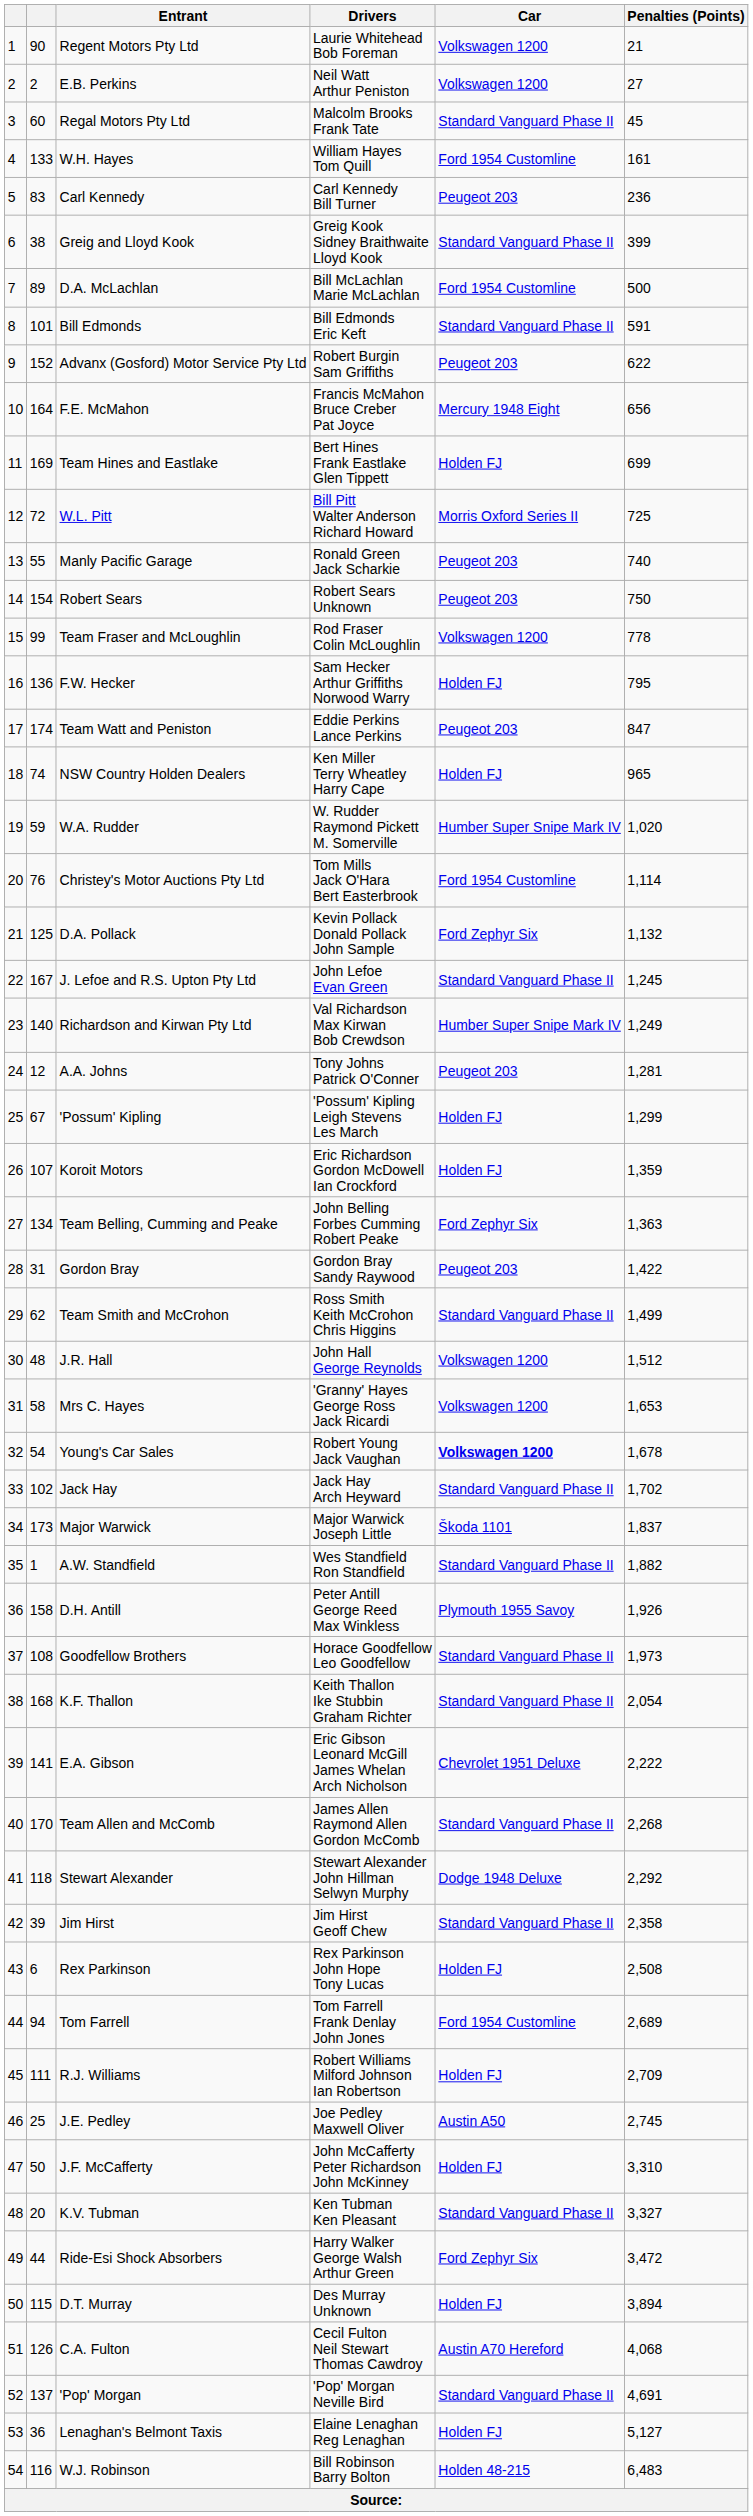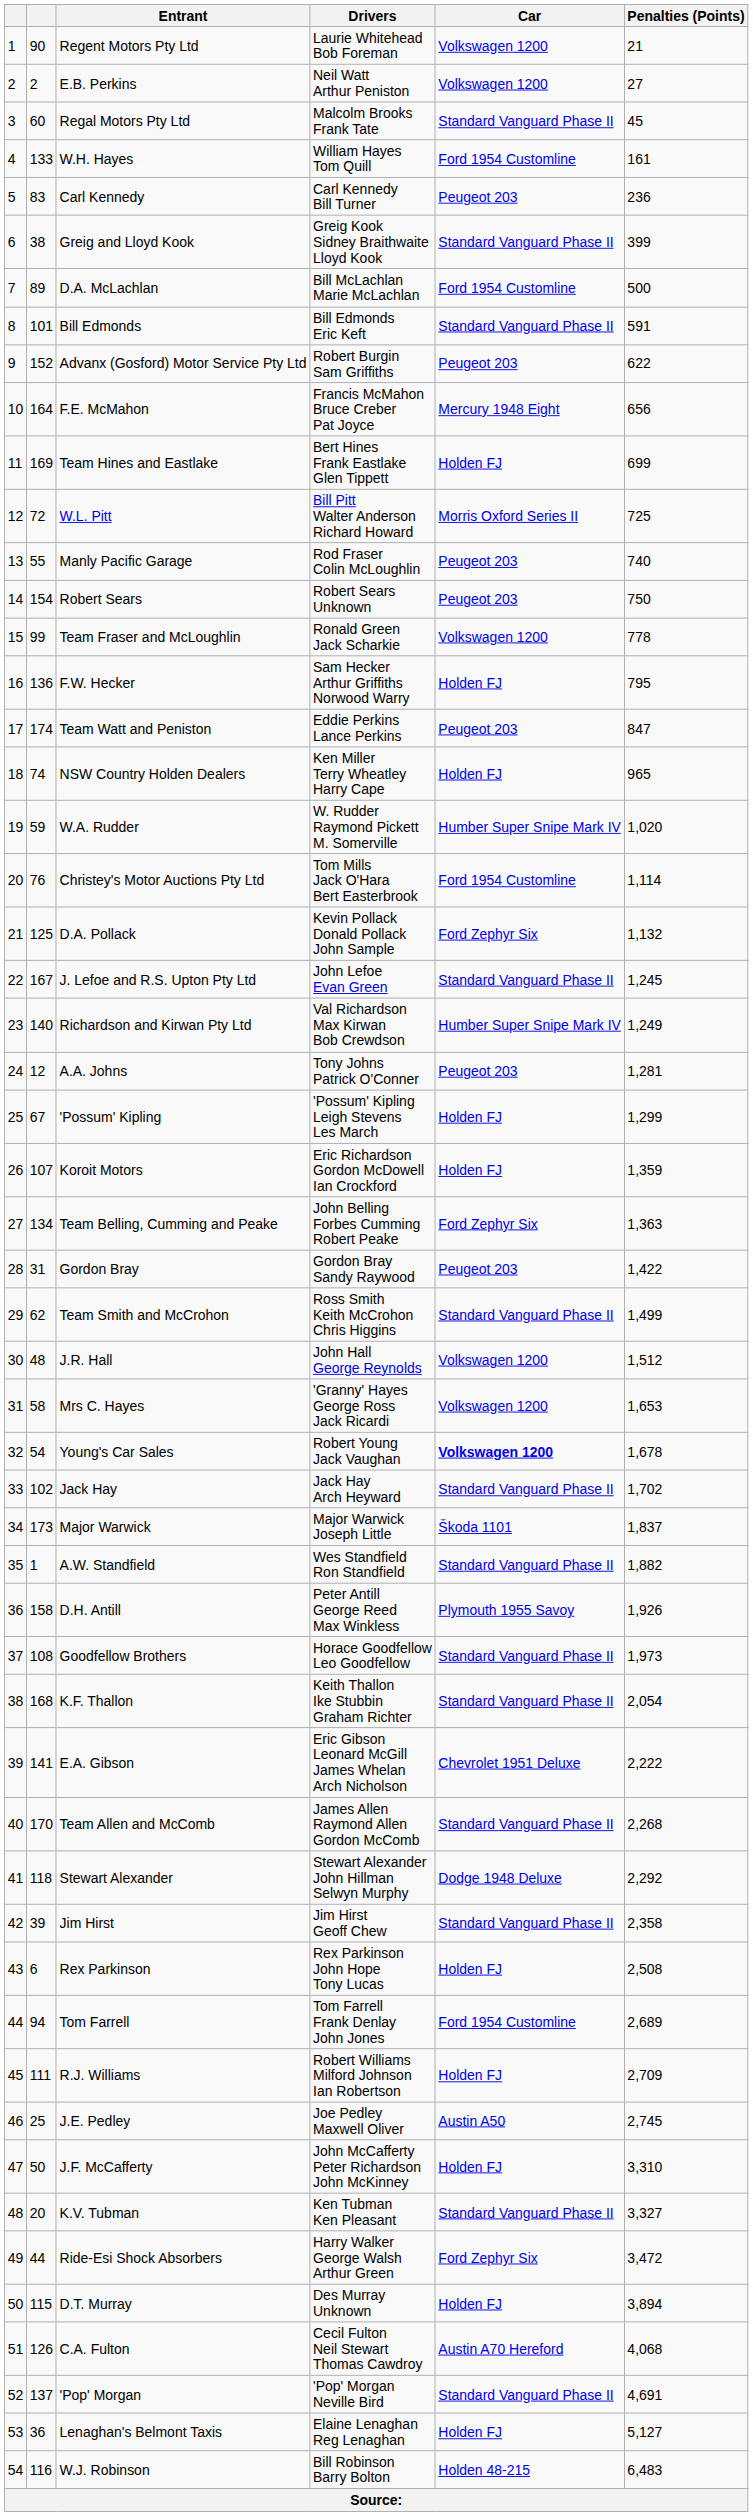(357, 562) Ronald Green Jack Scharkie -> (367, 562) Rod Fraser Colin McLoughlin
(367, 637) Rod Fraser Colin McLoughlin -> (357, 637) Ronald Green Jack Scharkie
